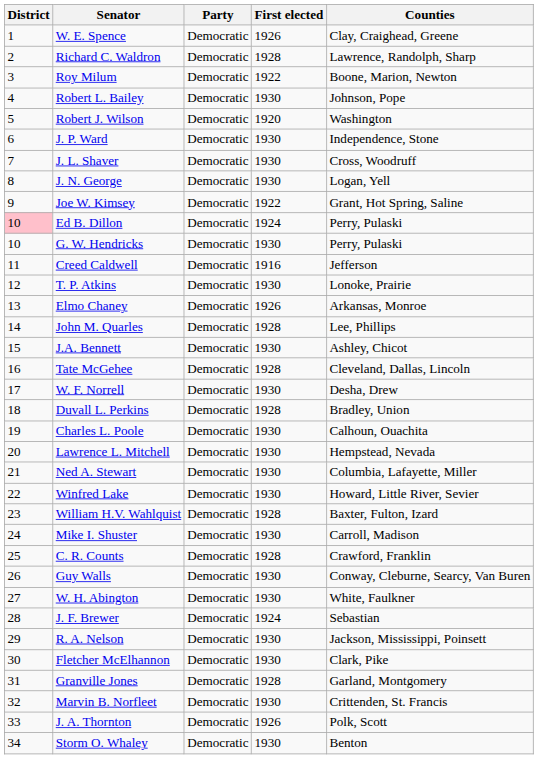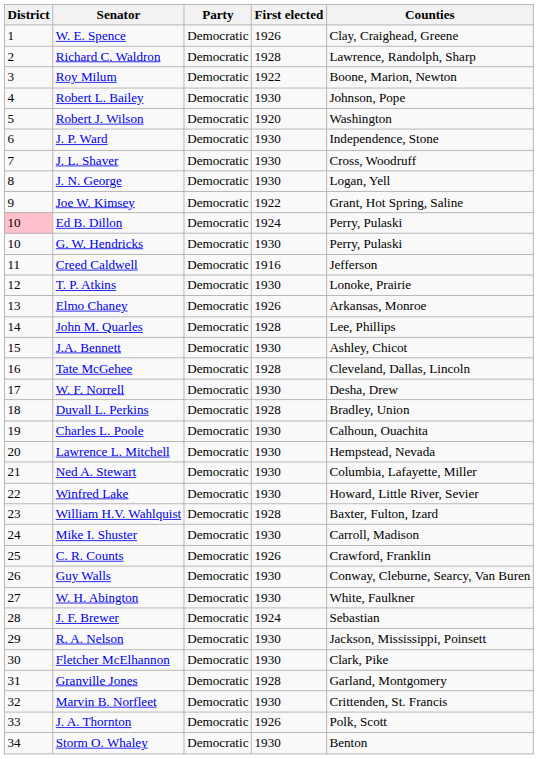(268, 555) 1928 -> (268, 555) 1926
